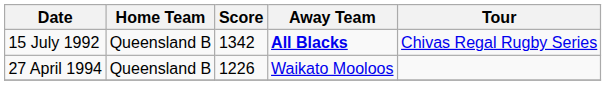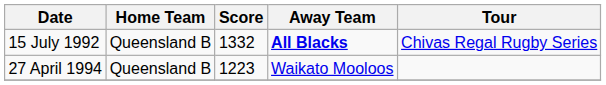(237, 42) 1342 -> (237, 42) 1332
(237, 67) 1226 -> (237, 67) 1223
